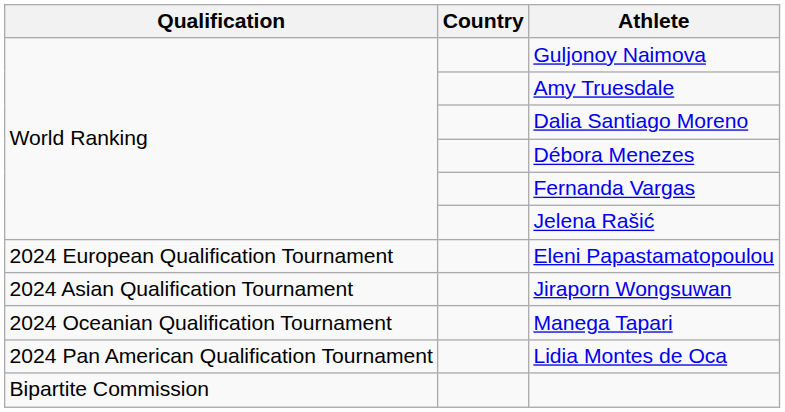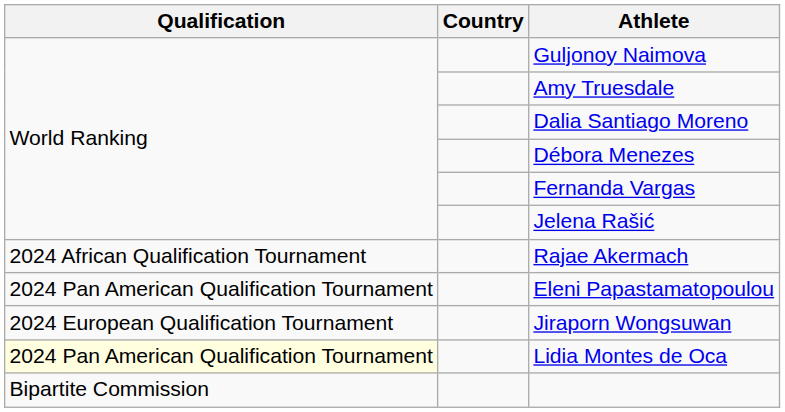+ row: (611, 255)
(201, 255) 2024 European Qualification Tournament -> (221, 289) 2024 Pan American Qualification Tournament
(181, 289) 2024 Asian Qualification Tournament -> (201, 322) 2024 European Qualification Tournament
- row: (603, 322)
(221, 356) no background -> (221, 356) lightyellow background
